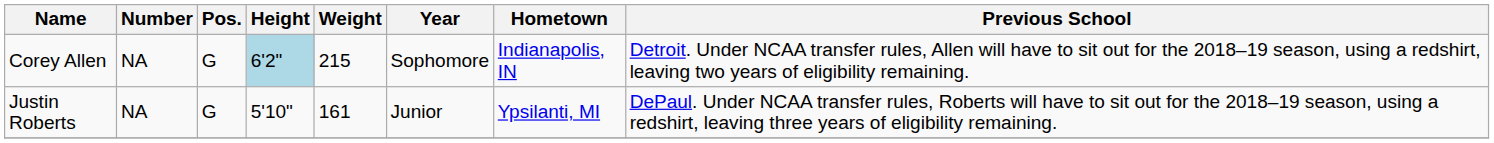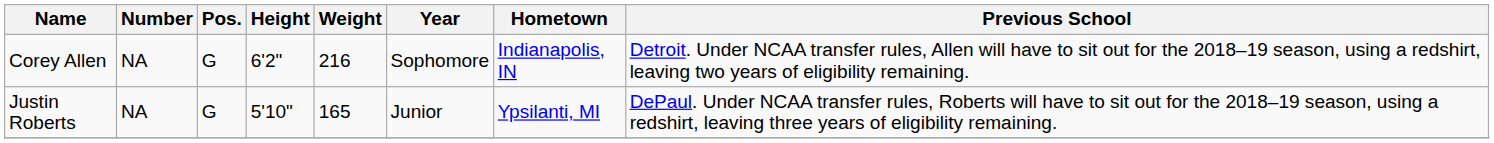(266, 60) lightblue background -> (266, 60) no background
(335, 60) 215 -> (335, 60) 216
(335, 112) 161 -> (335, 112) 165
